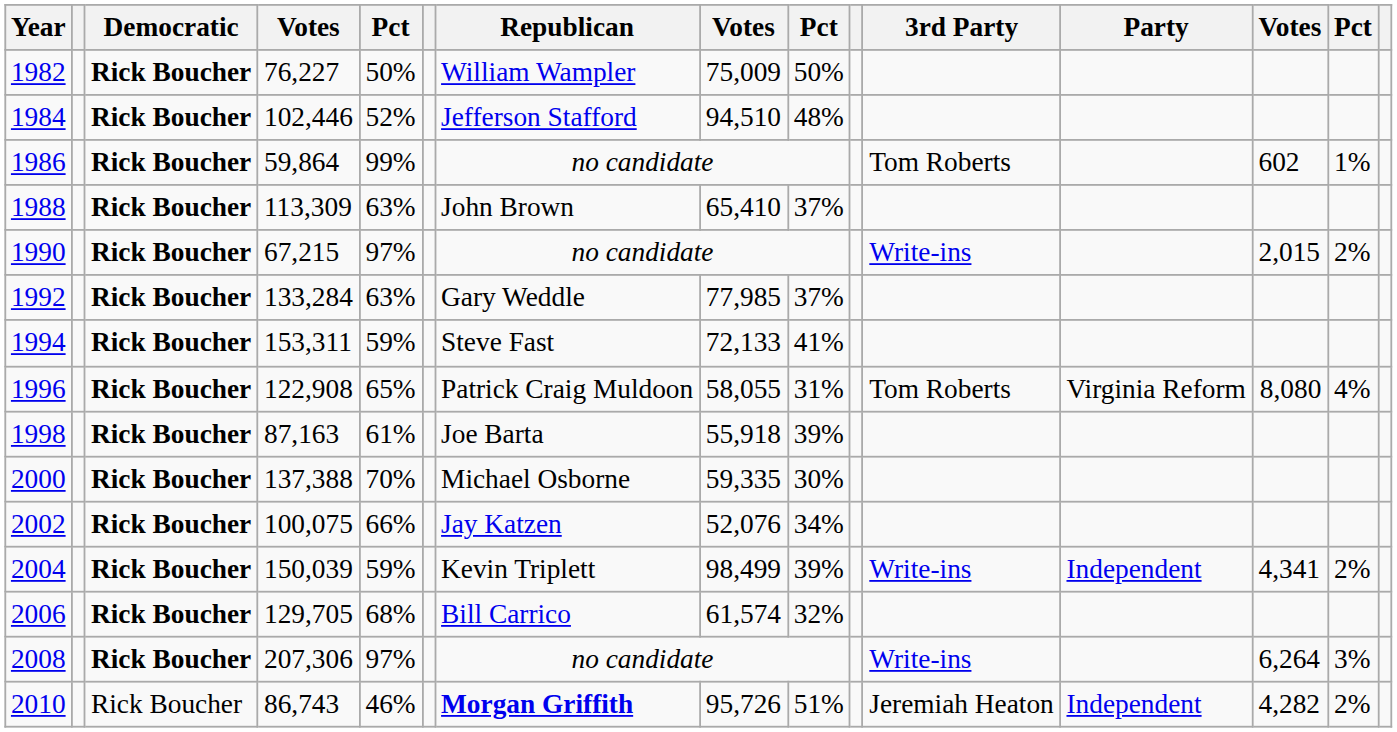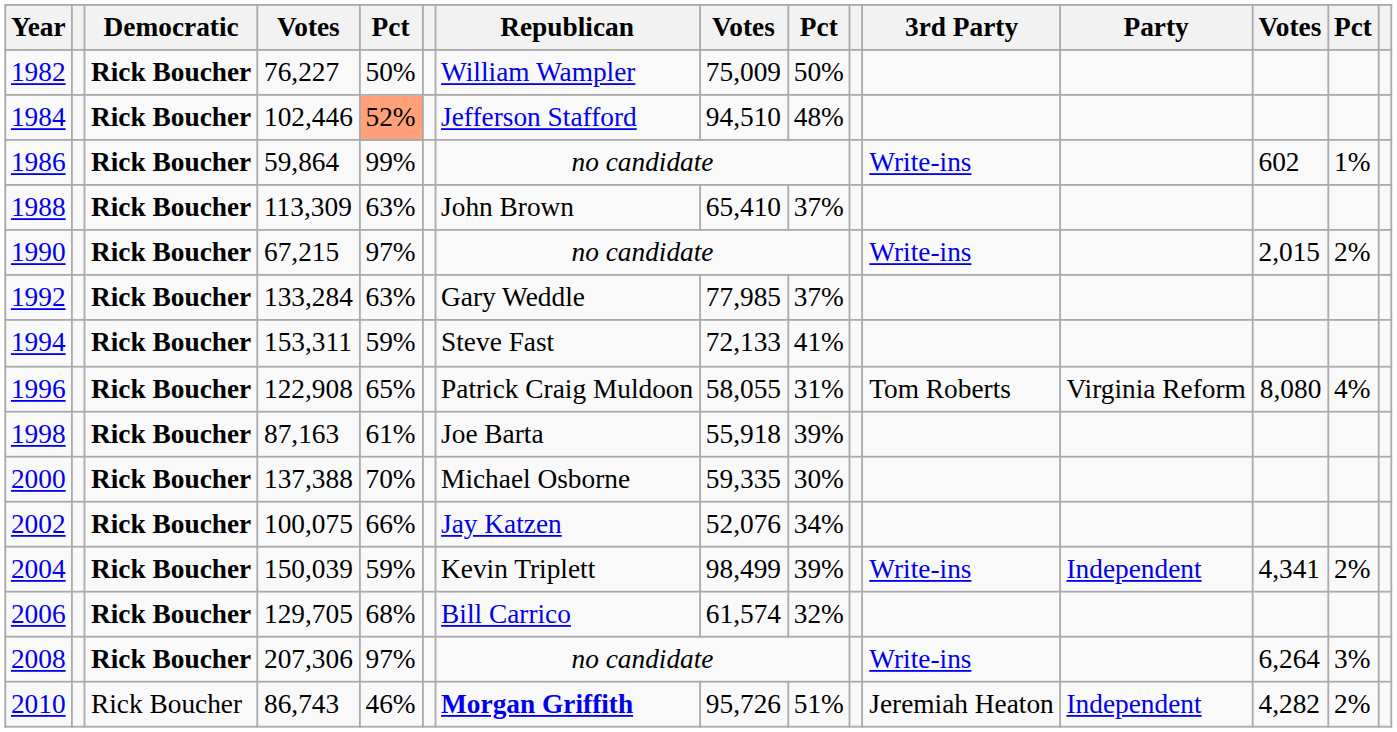(391, 117) no background -> (391, 117) lightsalmon background
(940, 162) Tom Roberts -> (920, 162) Write-ins
